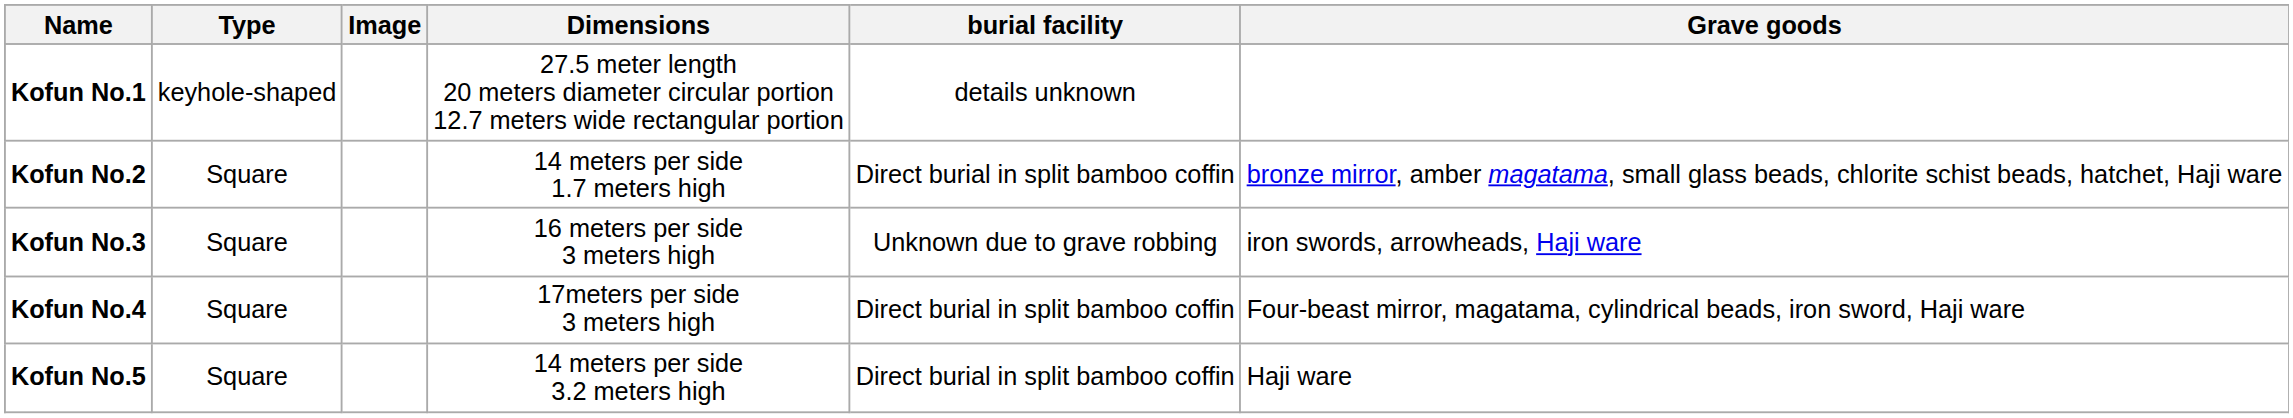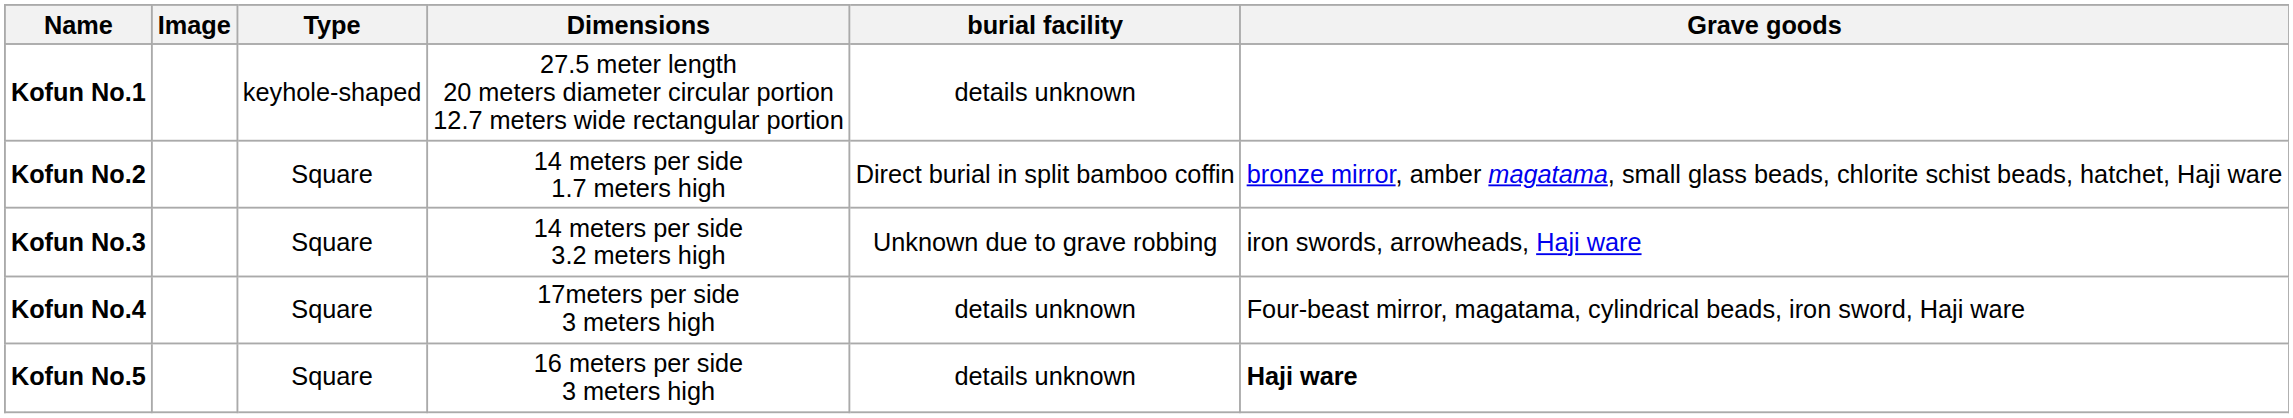columns swapped: (385, 24) <-> (247, 24)
(638, 242) 16 meters per side 3 meters high -> (638, 242) 14 meters per side 3.2 meters high
(1045, 310) Direct burial in split bamboo coffin -> (1045, 310) details unknown
(638, 377) 14 meters per side 3.2 meters high -> (638, 377) 16 meters per side 3 meters high
(1045, 377) Direct burial in split bamboo coffin -> (1045, 377) details unknown
(1299, 377) normal -> (1302, 377) bold
